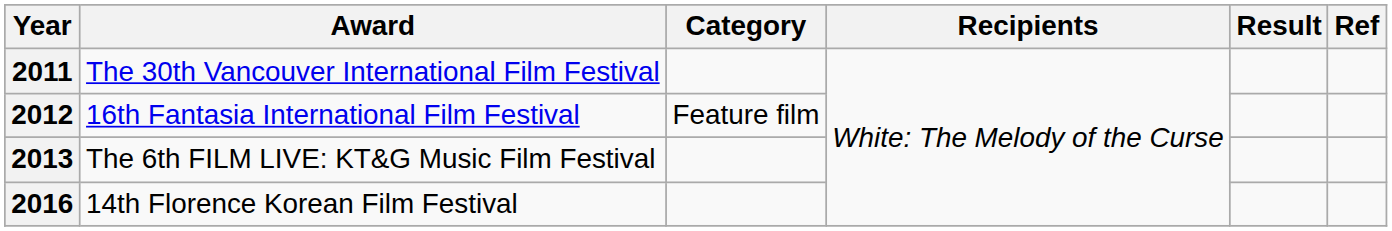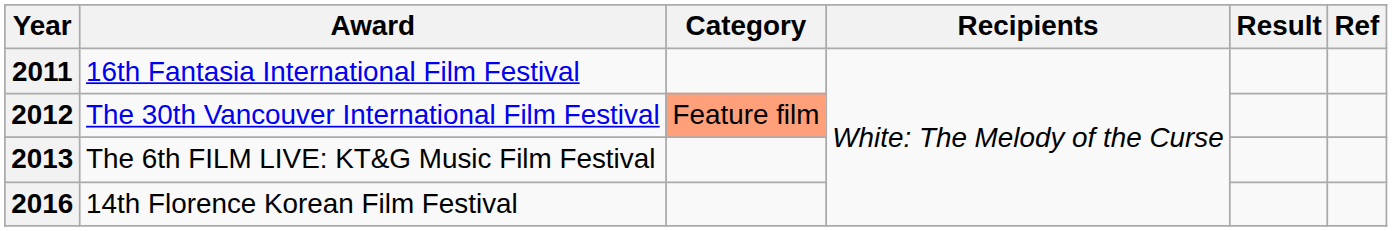(373, 70) The 30th Vancouver International Film Festival -> (333, 70) 16th Fantasia International Film Festival
(333, 114) 16th Fantasia International Film Festival -> (373, 114) The 30th Vancouver International Film Festival
(746, 114) no background -> (746, 114) lightsalmon background
